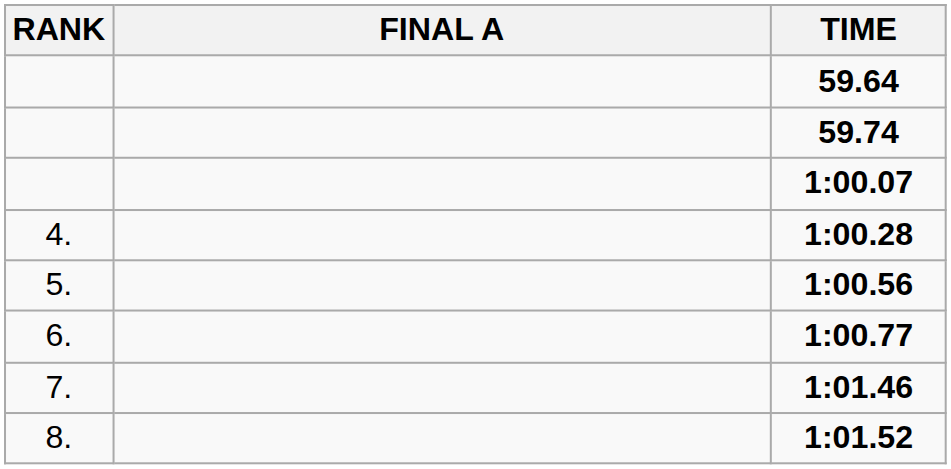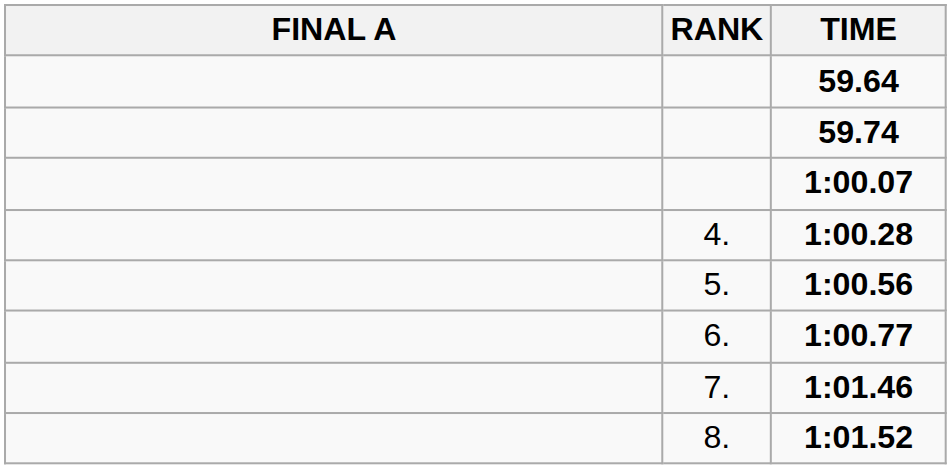columns swapped: (59, 30) <-> (442, 30)
